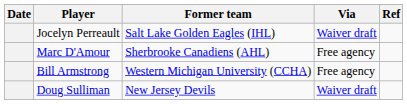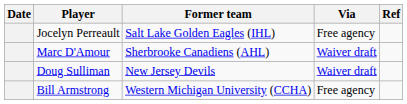(347, 33) Waiver draft -> (346, 33) Free agency
(346, 52) Free agency -> (347, 52) Waiver draft
rows swapped: (73, 90) <-> (73, 71)
